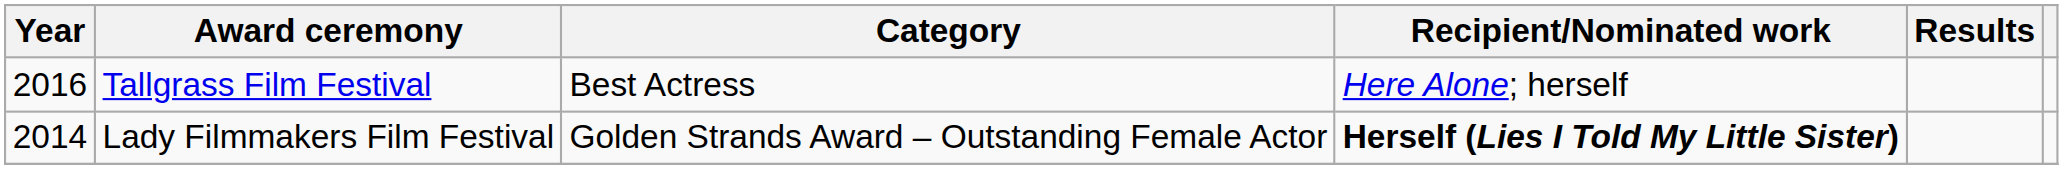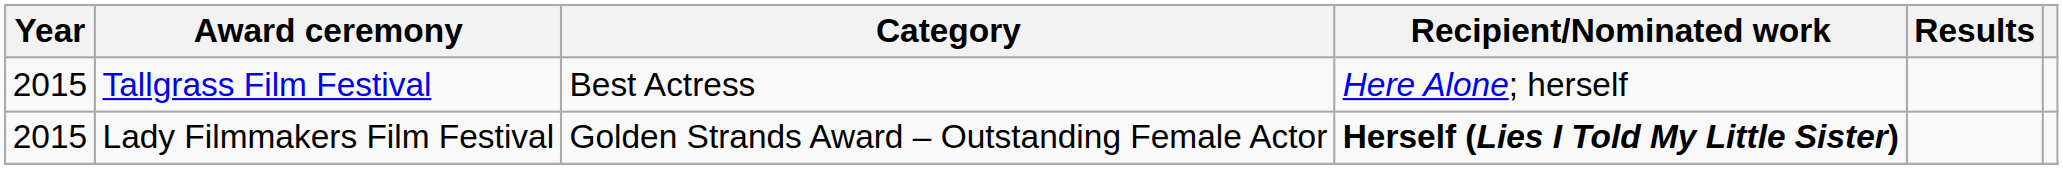(50, 84) 2016 -> (50, 84) 2015
(50, 137) 2014 -> (50, 137) 2015
